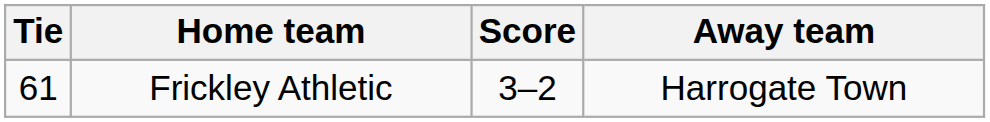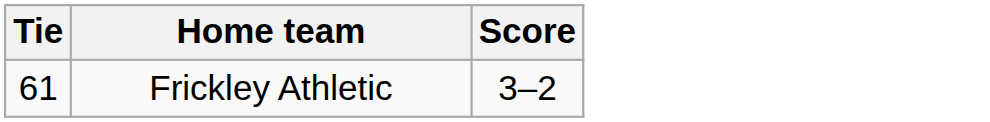- column: (784, 32)
